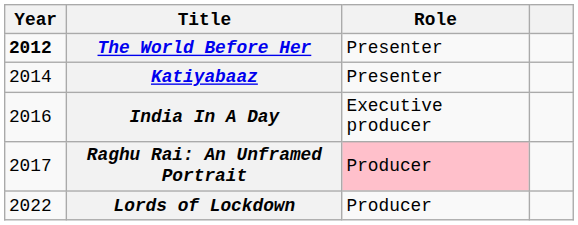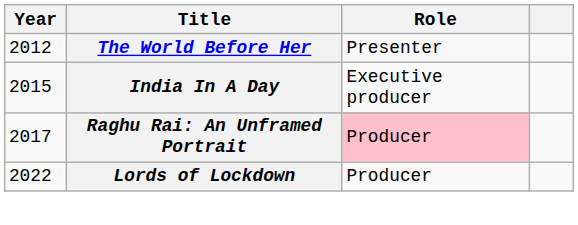(30, 48) bold -> (30, 48) normal
- row: (204, 77)
(30, 117) 2016 -> (30, 88) 2015
